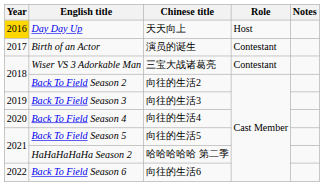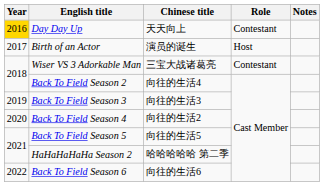(243, 29) Host -> (255, 29) Contestant
(255, 47) Contestant -> (243, 47) Host
(173, 82) 向往的生活2 -> (173, 82) 向往的生活4
(173, 118) 向往的生活4 -> (173, 118) 向往的生活2
